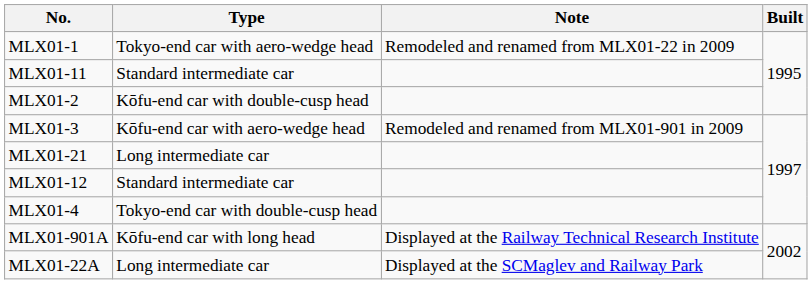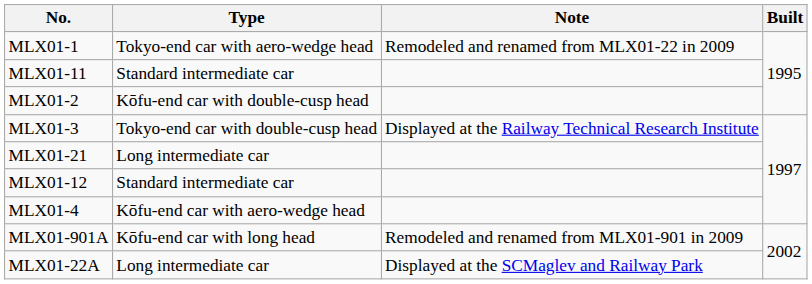(241, 127) Kōfu-end car with aero-wedge head -> (247, 127) Tokyo-end car with double-cusp head
(564, 127) Remodeled and renamed from MLX01-901 in 2009 -> (572, 127) Displayed at the Railway Technical Research Institute
(247, 210) Tokyo-end car with double-cusp head -> (241, 210) Kōfu-end car with aero-wedge head
(572, 237) Displayed at the Railway Technical Research Institute -> (564, 237) Remodeled and renamed from MLX01-901 in 2009
